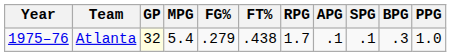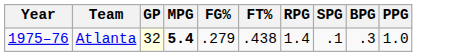- column: (330, 17)
(181, 40) normal -> (181, 40) bold
(297, 40) 1.7 -> (297, 40) 1.4
